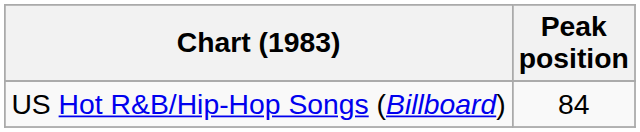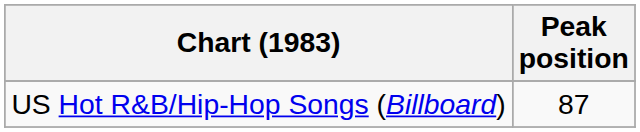(574, 103) 84 -> (574, 103) 87
